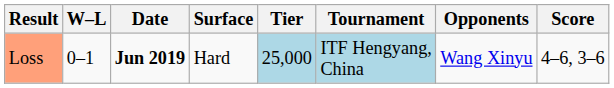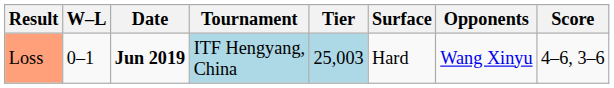columns swapped: (376, 18) <-> (224, 18)
(287, 58) 25,000 -> (339, 58) 25,003
